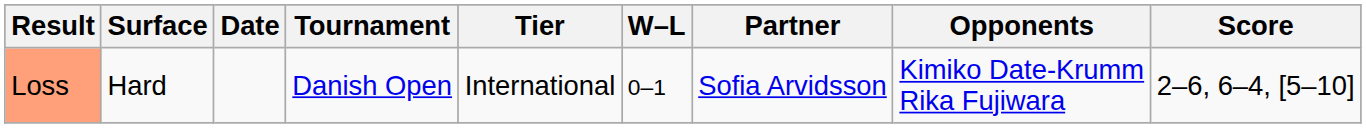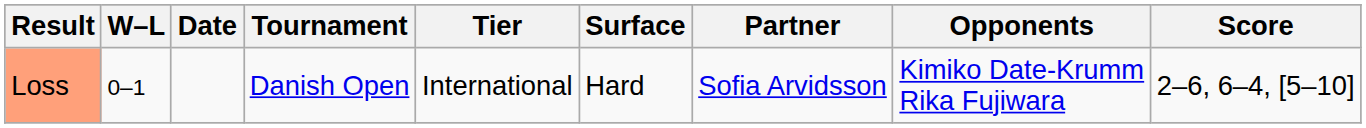columns swapped: (657, 26) <-> (158, 26)
